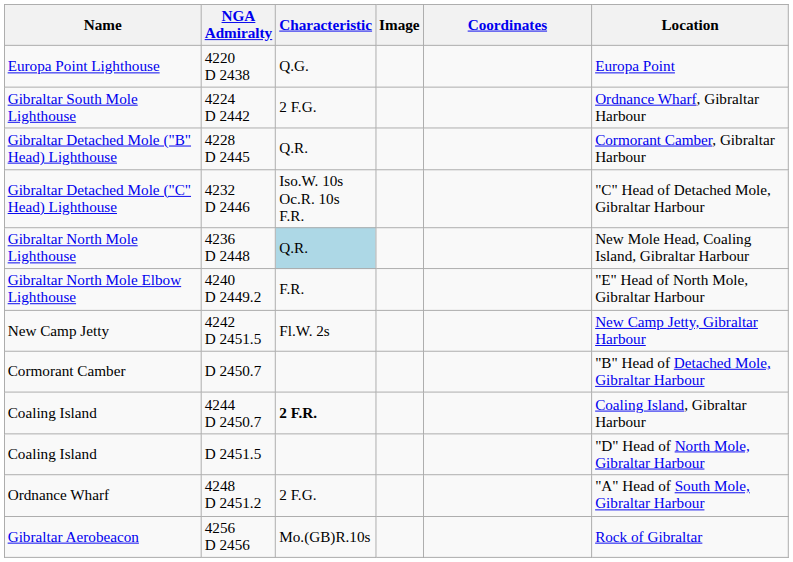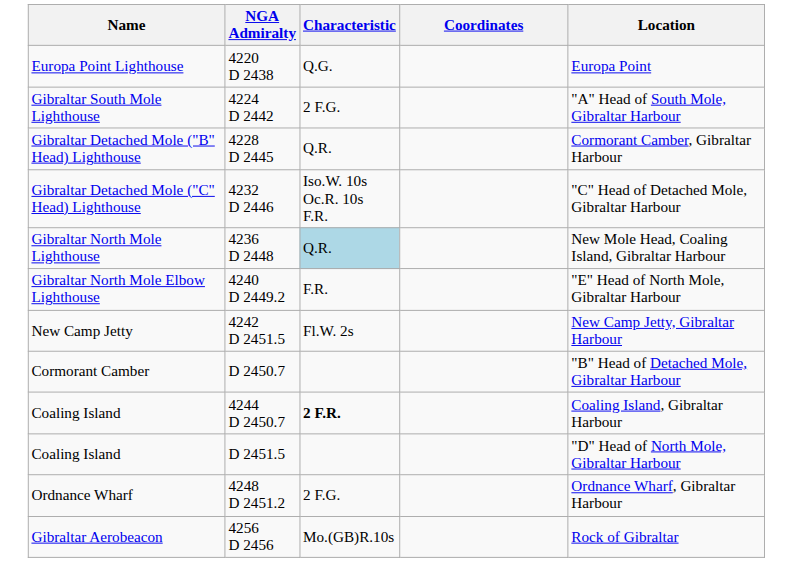- column: (399, 25)
(677, 107) Ordnance Wharf, Gibraltar Harbour -> (649, 107) "A" Head of South Mole, Gibraltar Harbour
(672, 495) "A" Head of South Mole, Gibraltar Harbour -> (653, 495) Ordnance Wharf, Gibraltar Harbour
